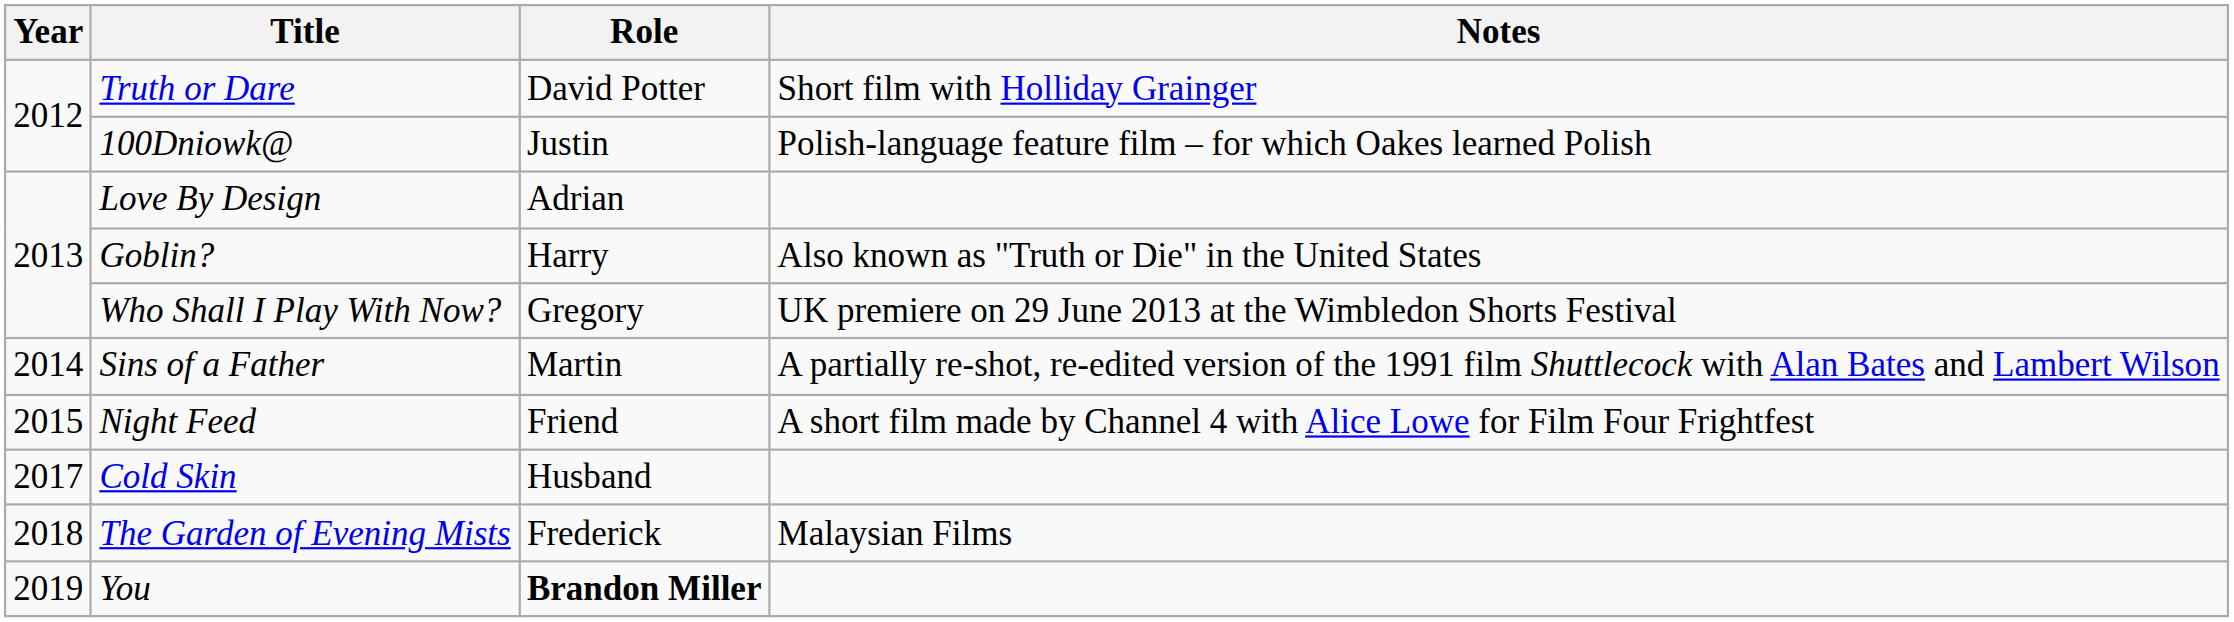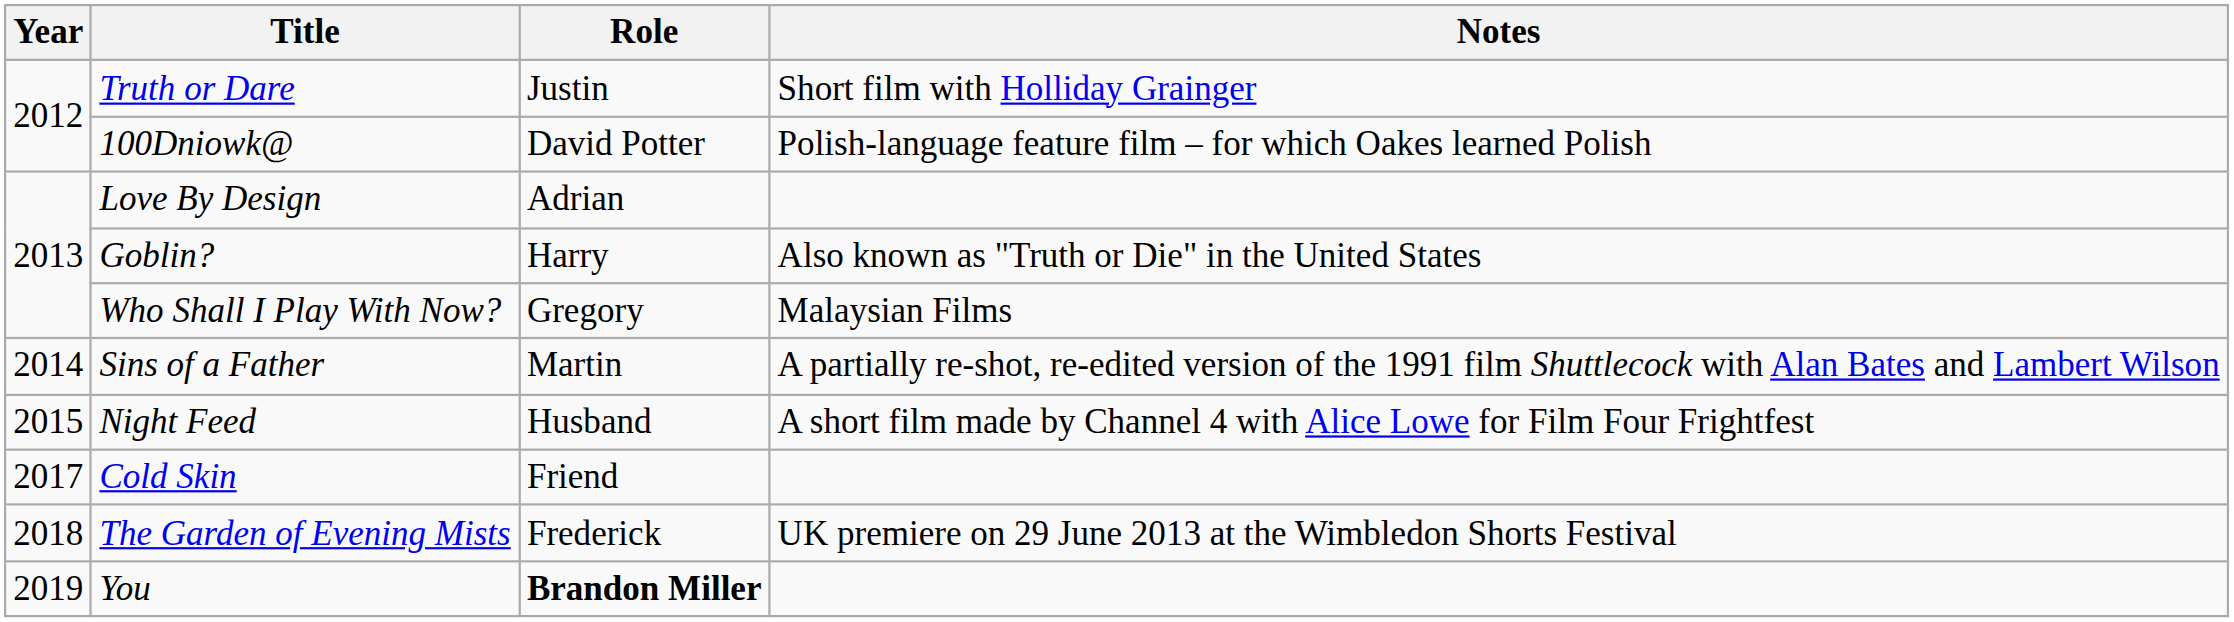(616, 87) David Potter -> (568, 87) Justin
(568, 143) Justin -> (616, 143) David Potter
(1227, 310) UK premiere on 29 June 2013 at the Wimbledon Shorts Festival -> (895, 310) Malaysian Films
(573, 421) Friend -> (589, 421) Husband
(589, 476) Husband -> (573, 476) Friend
(895, 532) Malaysian Films -> (1227, 532) UK premiere on 29 June 2013 at the Wimbledon Shorts Festival
